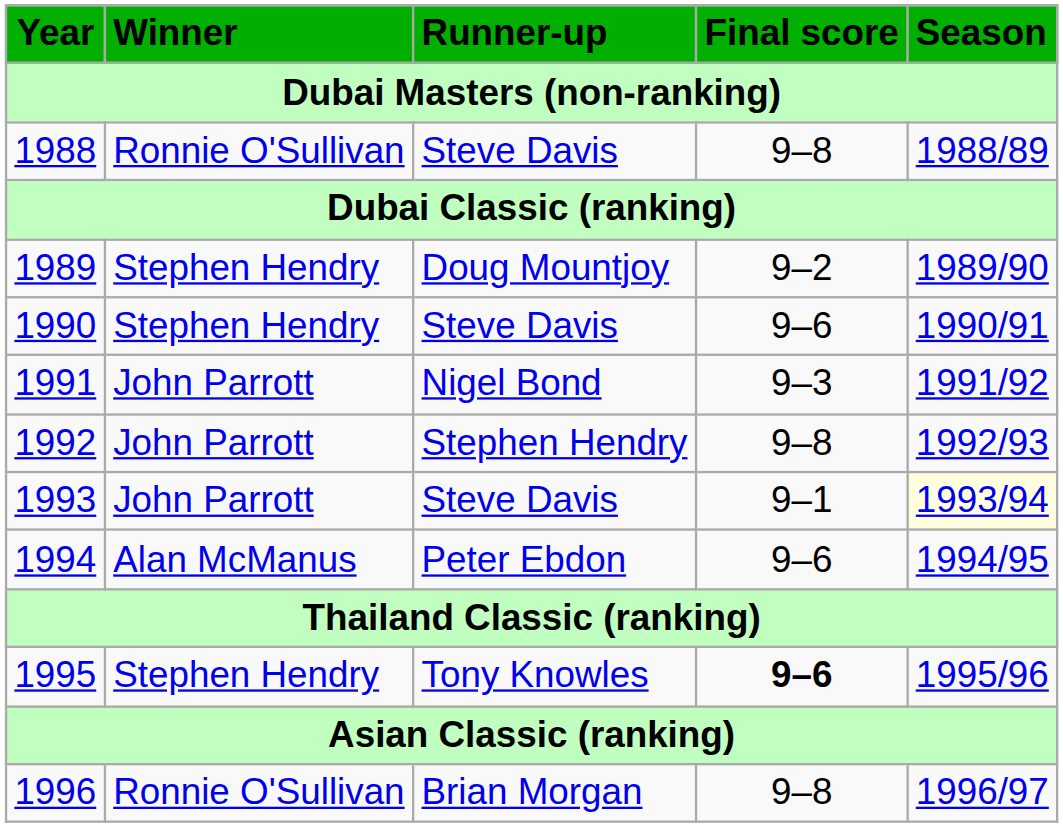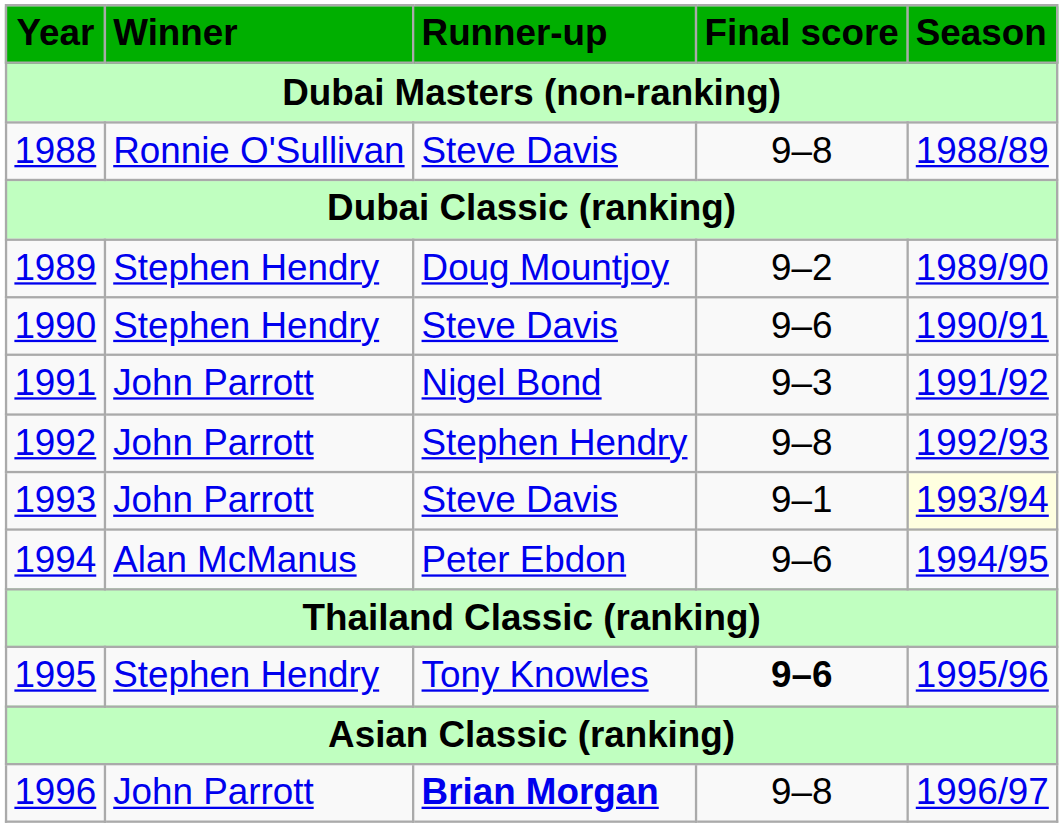(259, 792) Ronnie O'Sullivan -> (213, 792) John Parrott
(532, 792) normal -> (540, 792) bold
